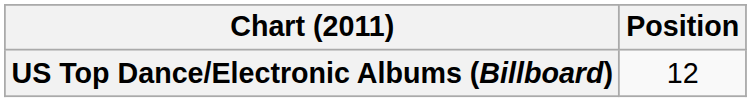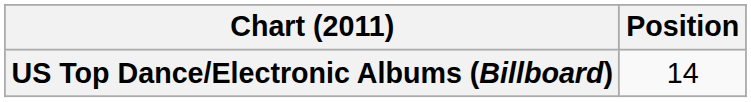(683, 72) 12 -> (683, 72) 14
